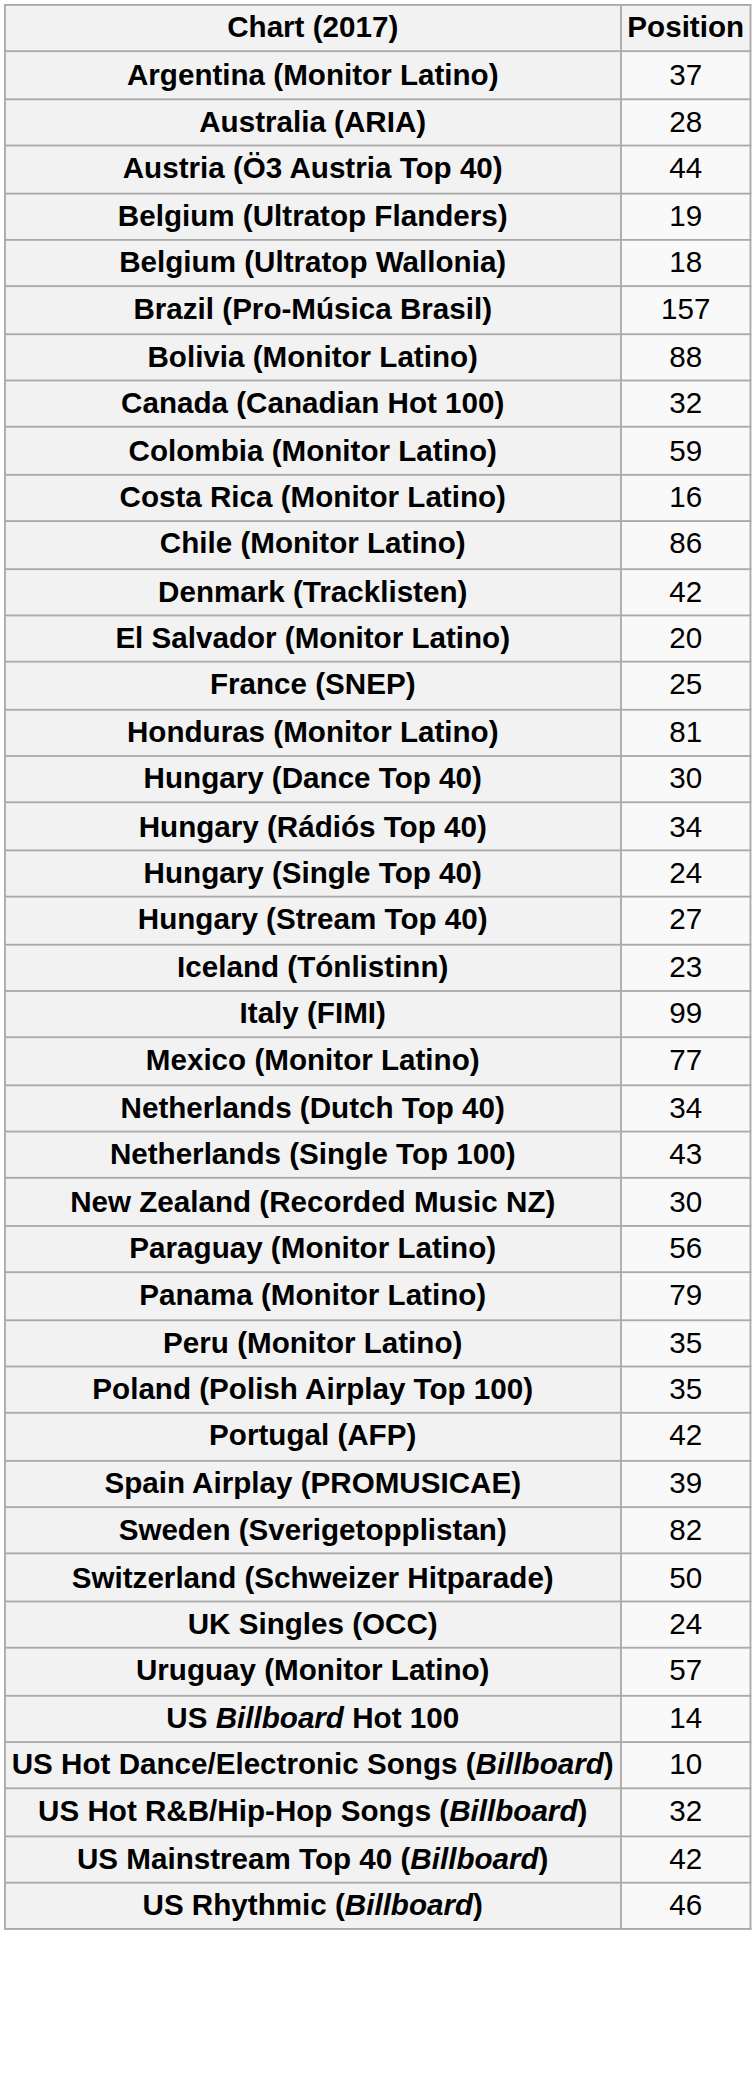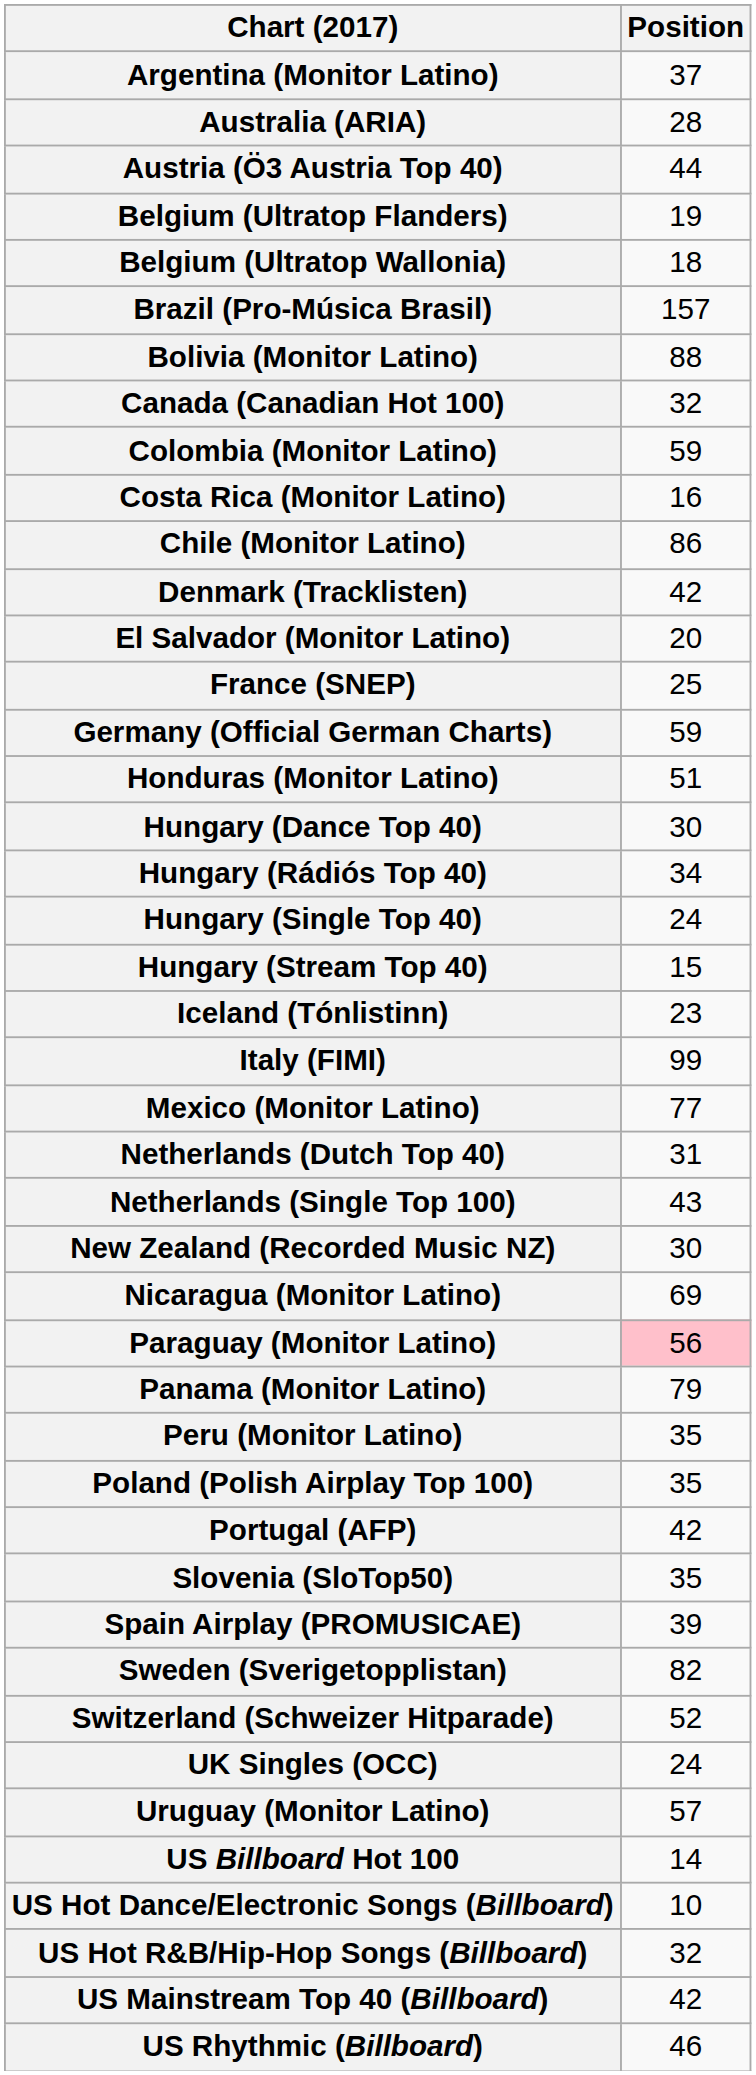+ row: (313, 732)
(686, 732) 81 -> (686, 779) 51
(686, 919) 27 -> (686, 966) 15
(686, 1107) 34 -> (686, 1154) 31
+ row: (313, 1295)
(686, 1248) no background -> (686, 1342) pink background
+ row: (313, 1577)
(686, 1577) 50 -> (686, 1717) 52
